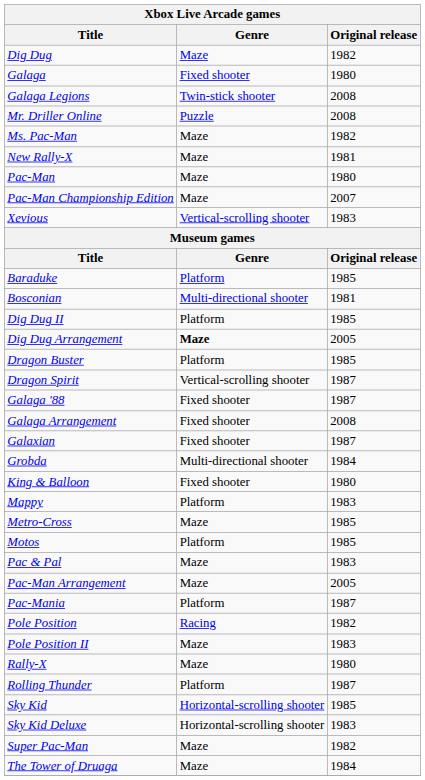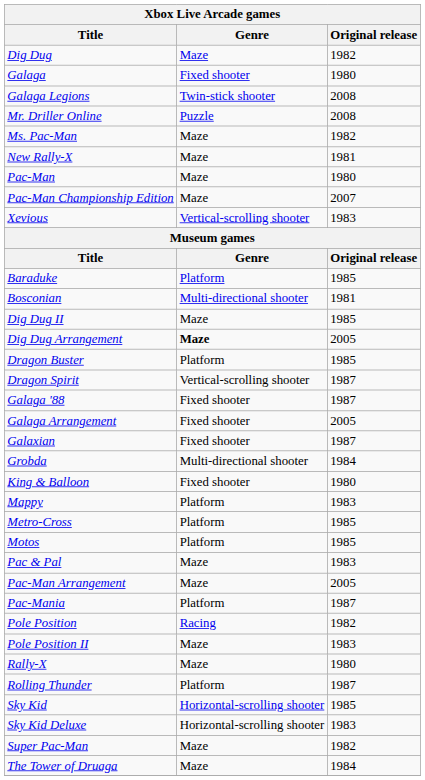(202, 319) Platform -> (194, 319) Maze
(343, 420) 2008 -> (343, 420) 2005
(194, 522) Maze -> (202, 522) Platform
